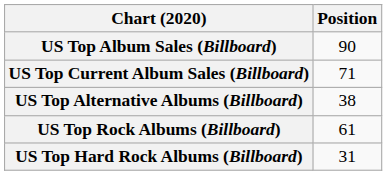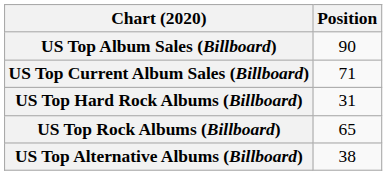rows swapped: (159, 101) <-> (159, 156)
(347, 128) 61 -> (347, 128) 65
